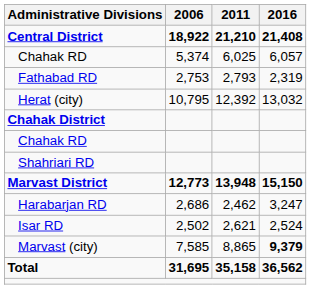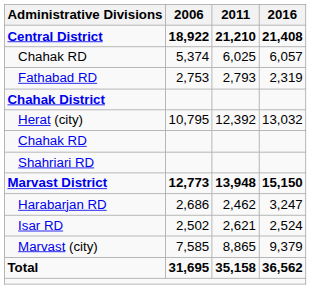rows swapped: (51, 99) <-> (56, 120)
(286, 246) bold -> (286, 246) normal
